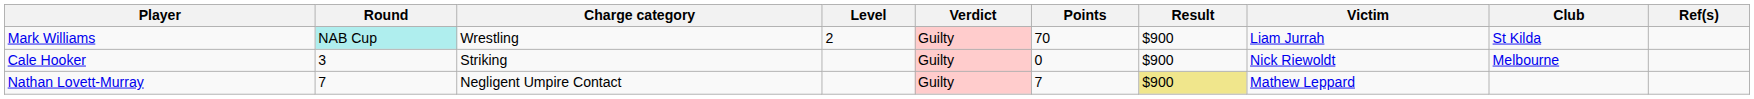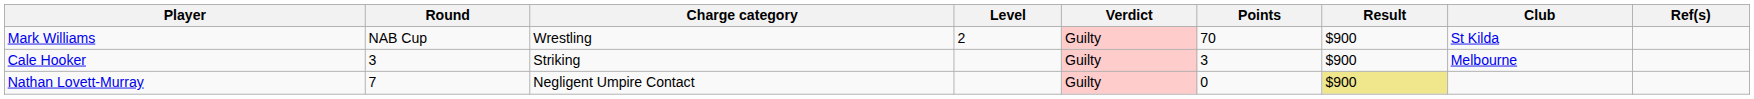- column: (1368, 15)
(348, 37) paleturquoise background -> (398, 37) no background
(1038, 60) 0 -> (1204, 60) 3
(1038, 82) 7 -> (1204, 82) 0
